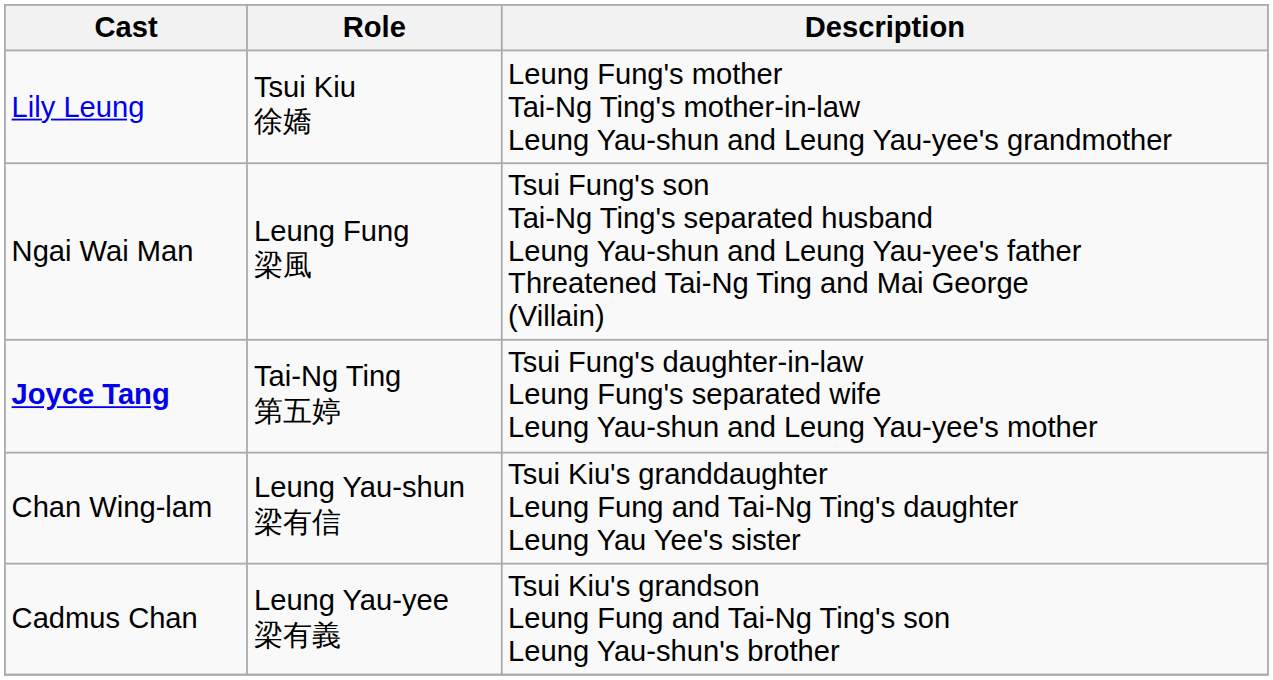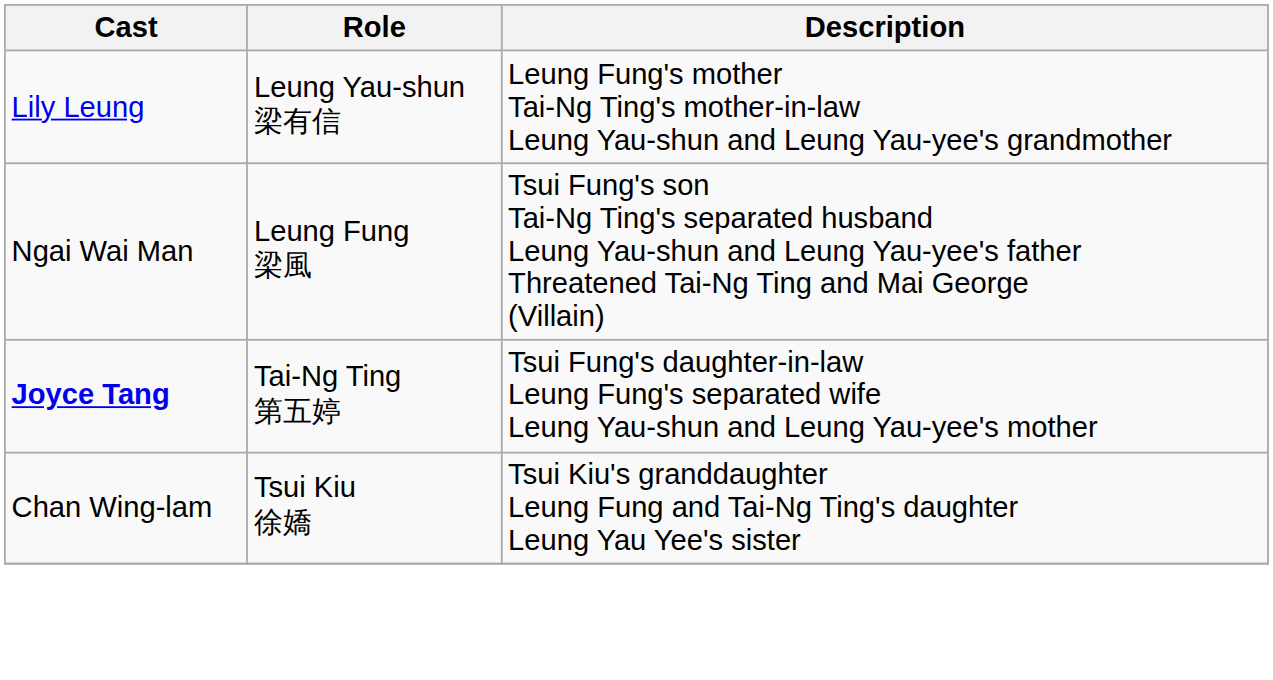(305, 104) Tsui Kiu 徐嬌 -> (360, 104) Leung Yau-shun 梁有信
(360, 505) Leung Yau-shun 梁有信 -> (305, 505) Tsui Kiu 徐嬌
- row: (105, 618)
